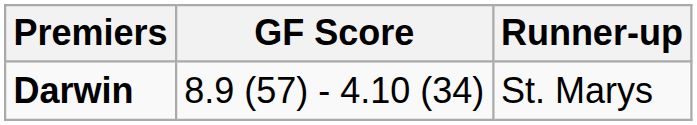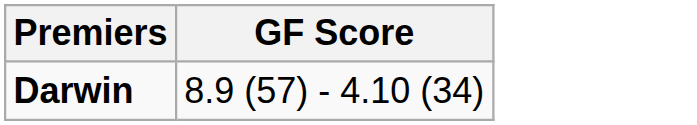- column: (592, 33)
